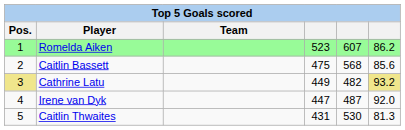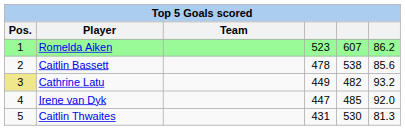(321, 65) 475 -> (321, 65) 478
(352, 65) 568 -> (352, 65) 538
(384, 83) khaki background -> (384, 83) no background
(352, 100) 487 -> (352, 100) 485
